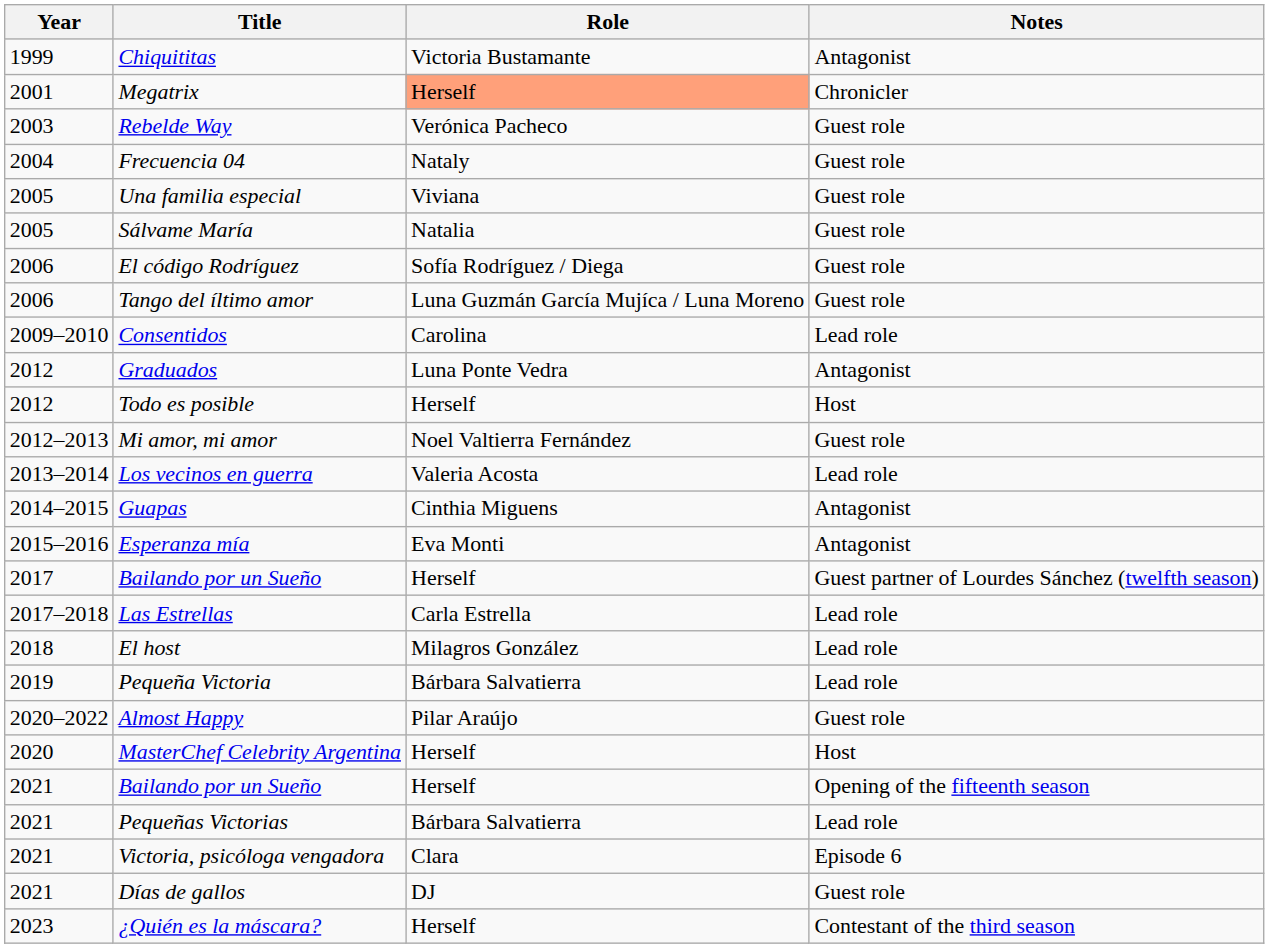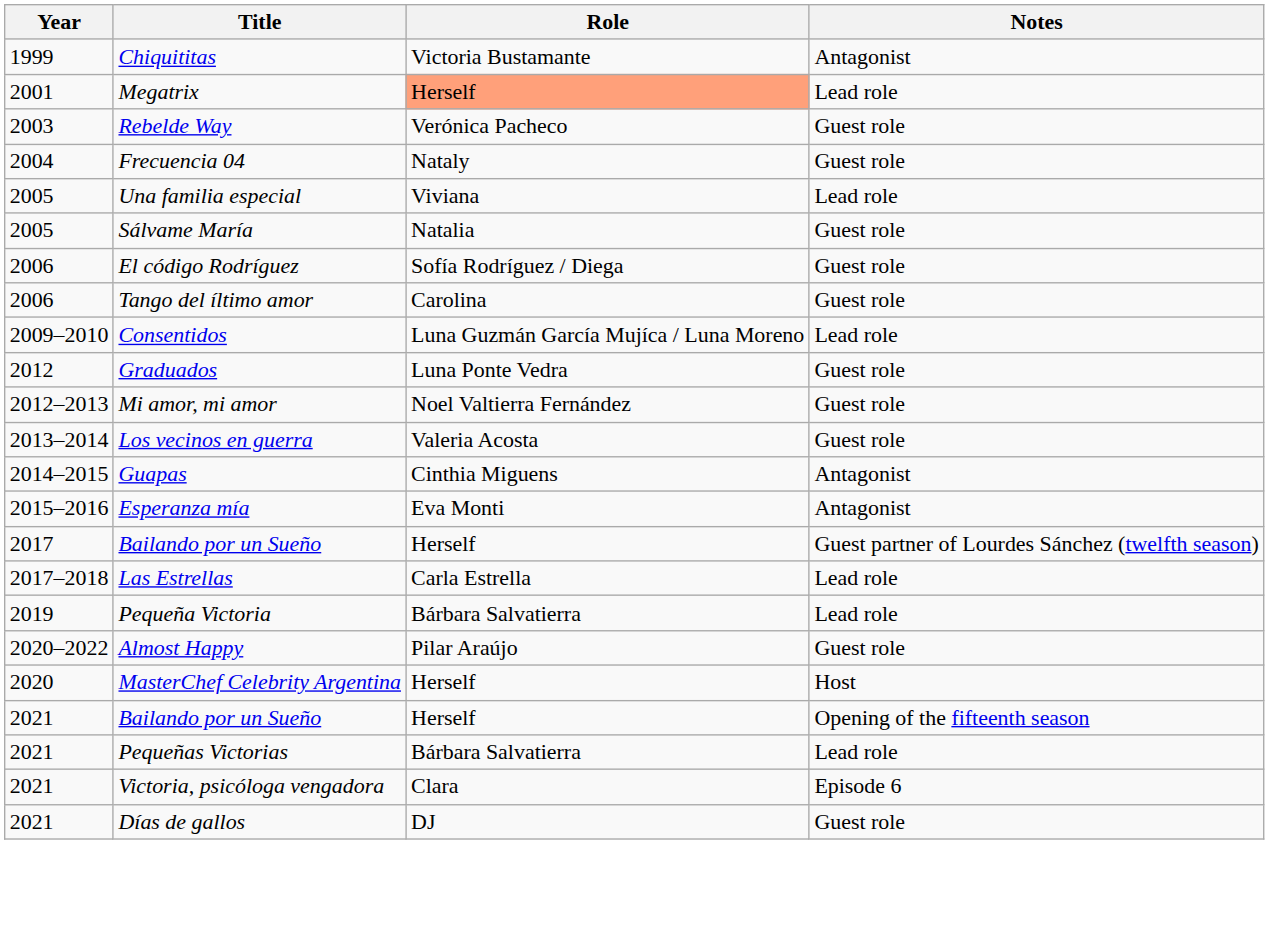(861, 91) Chronicler -> (856, 91) Lead role
(860, 195) Guest role -> (856, 195) Lead role
(608, 299) Luna Guzmán García Mujíca / Luna Moreno -> (449, 299) Carolina
(449, 334) Carolina -> (608, 334) Luna Guzmán García Mujíca / Luna Moreno
(862, 369) Antagonist -> (860, 369) Guest role
- row: (32, 404)
(856, 473) Lead role -> (860, 439) Guest role
- row: (32, 647)
- row: (32, 925)
